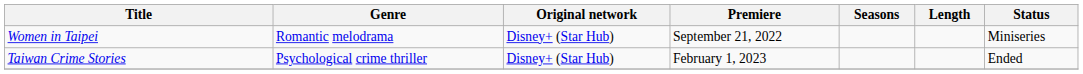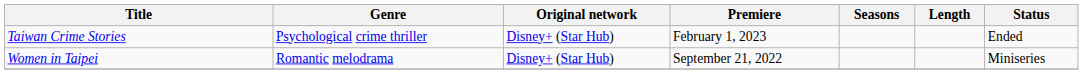rows swapped: (53, 36) <-> (67, 58)
